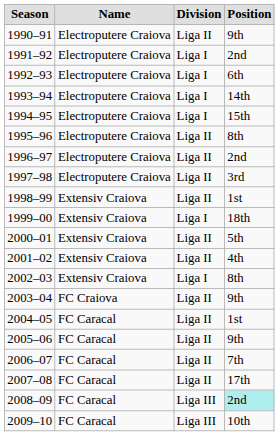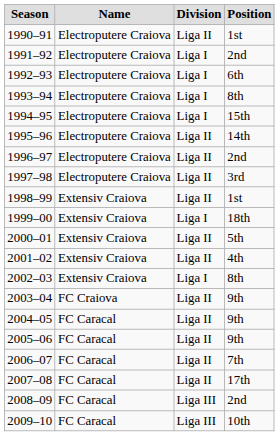(236, 34) 9th -> (235, 34) 1st
(239, 95) 14th -> (236, 95) 8th
(236, 136) 8th -> (239, 136) 14th
(235, 319) 1st -> (236, 319) 9th
(237, 400) paleturquoise background -> (237, 400) no background
